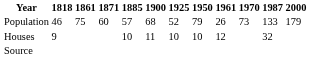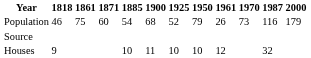(127, 22) 57 -> (127, 22) 54
(270, 22) 133 -> (270, 22) 116
rows swapped: (19, 36) <-> (18, 50)
